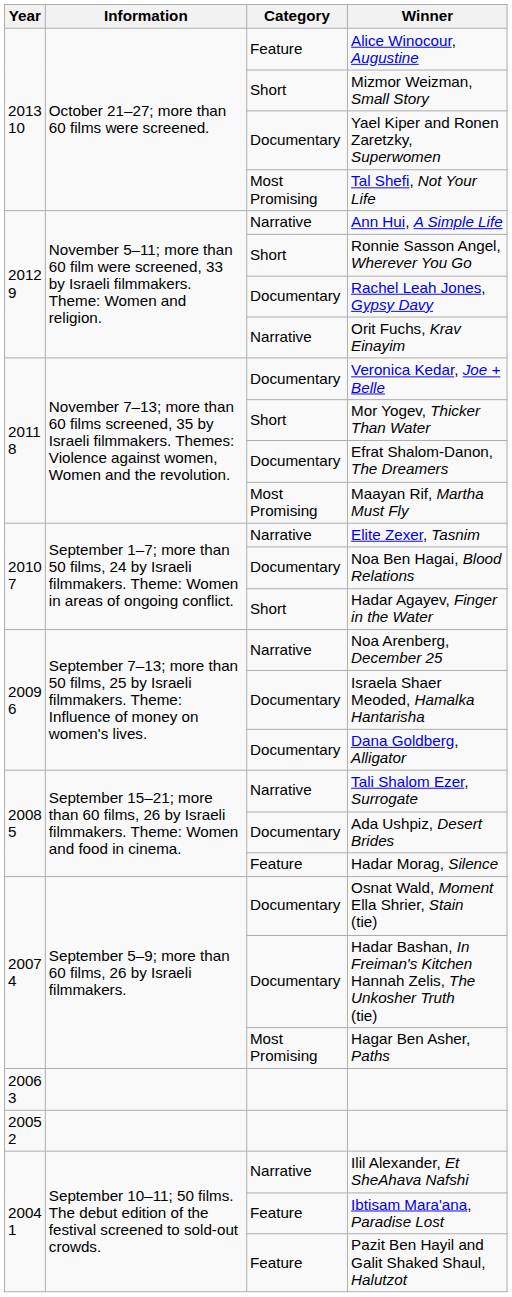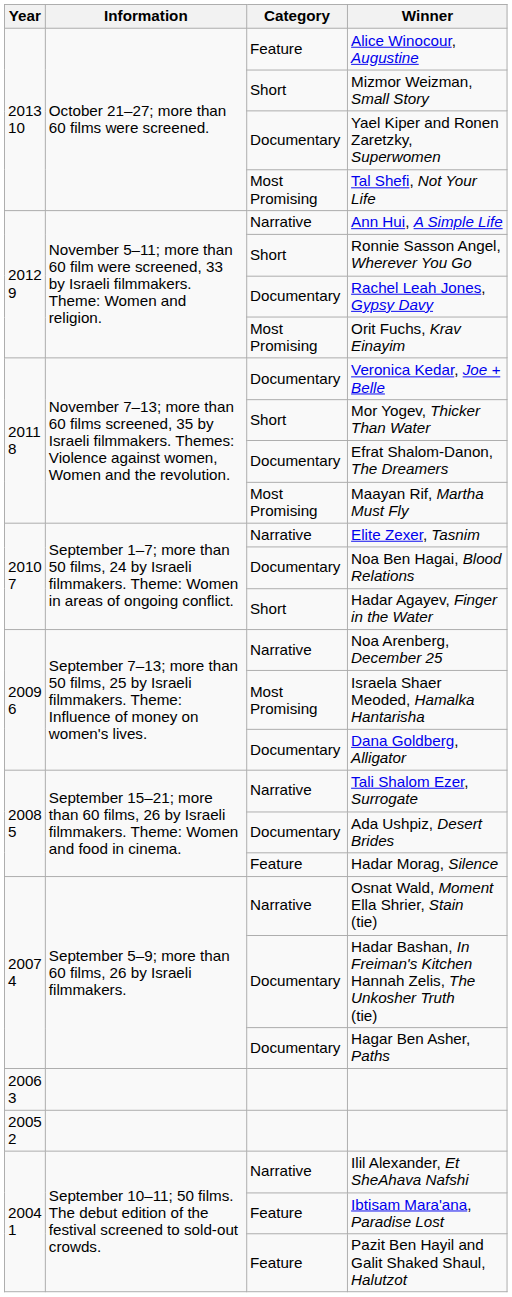(281, 337) Narrative -> (284, 337) Most Promising
(295, 699) Documentary -> (284, 699) Most Promising
(295, 905) Documentary -> (281, 905) Narrative
(284, 1048) Most Promising -> (295, 1048) Documentary
